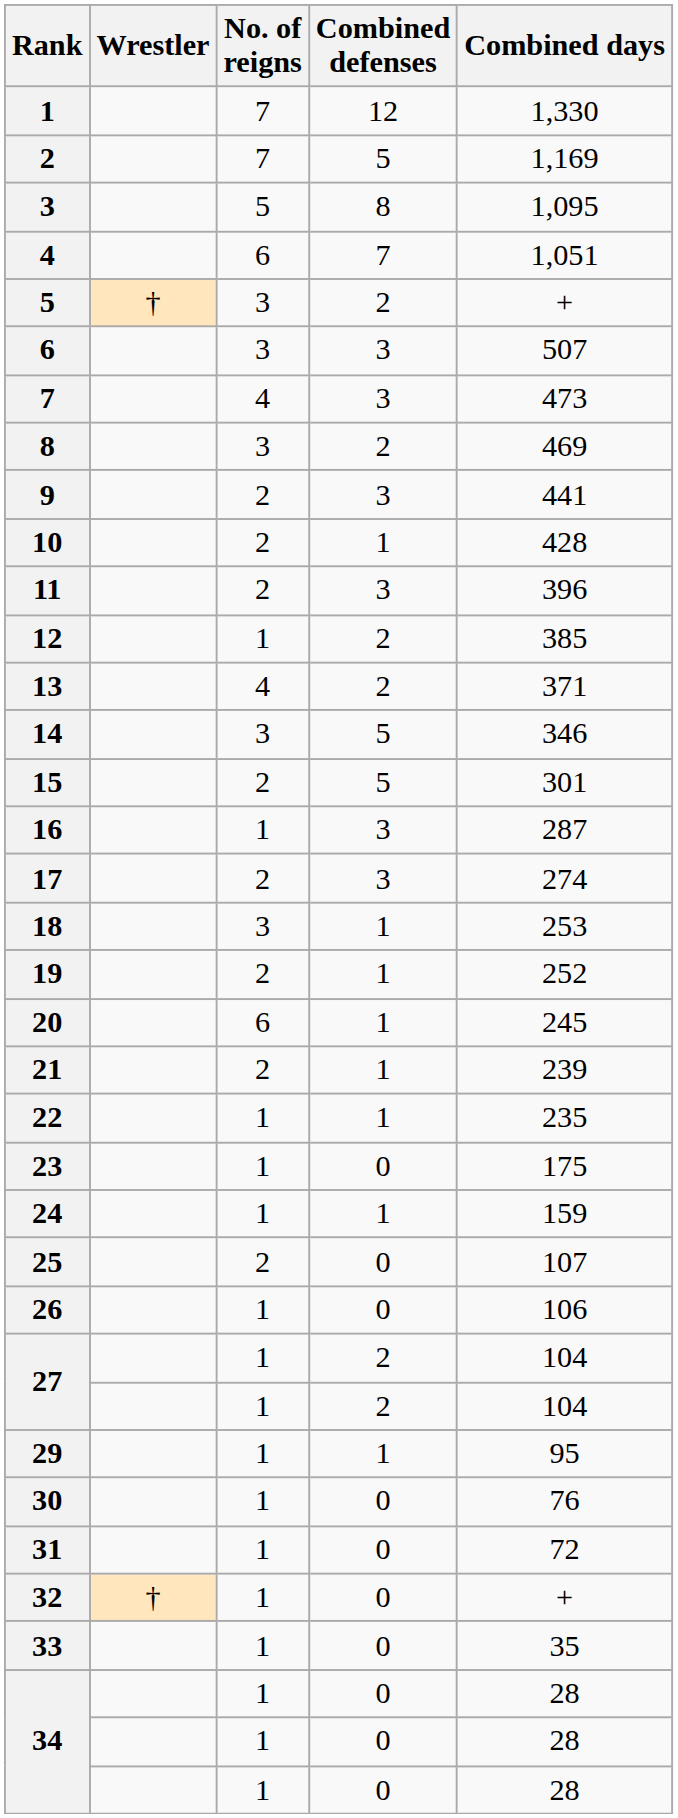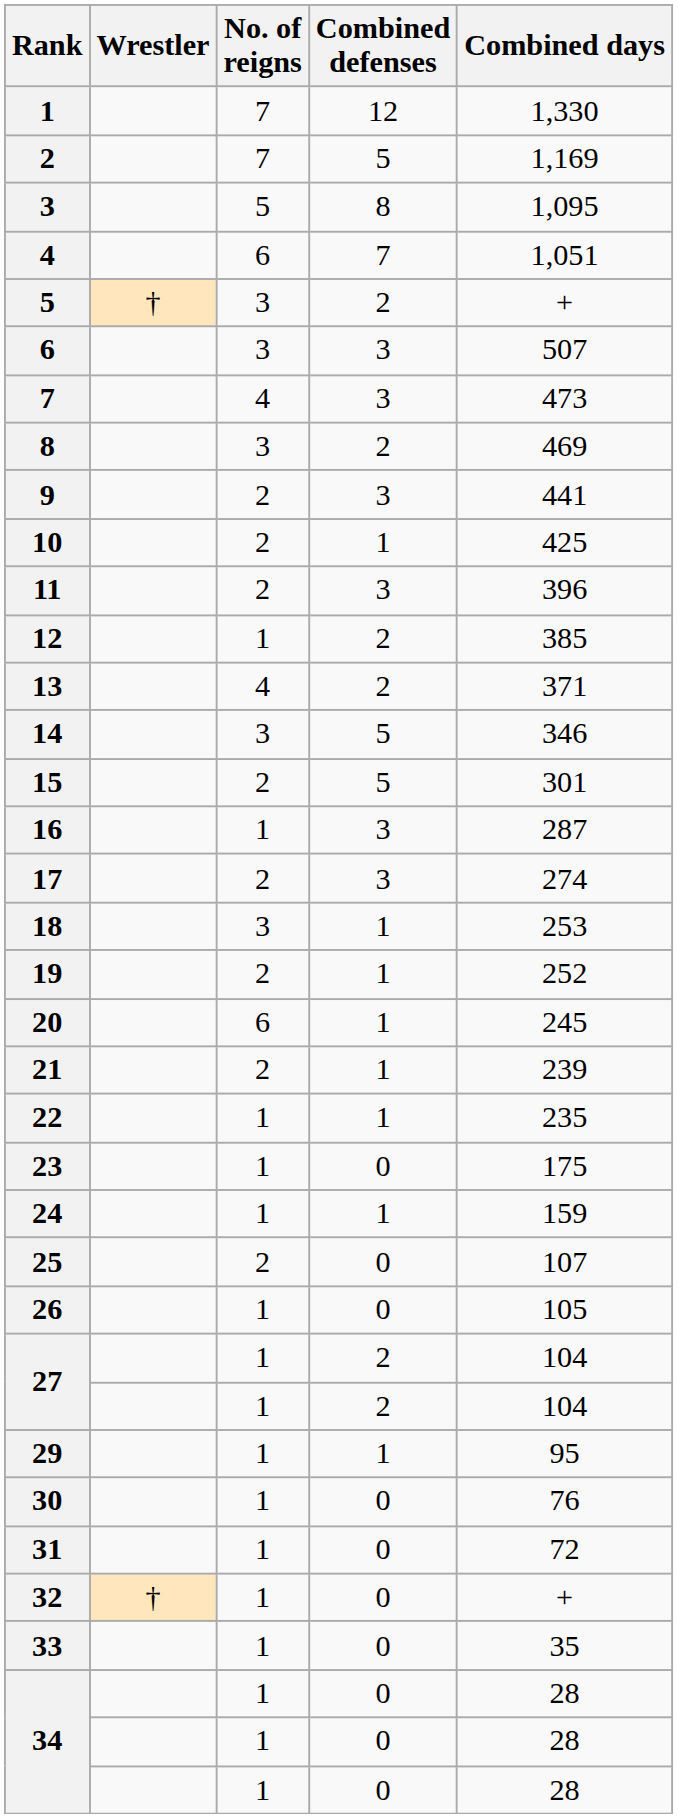(565, 542) 428 -> (565, 542) 425
(565, 1309) 106 -> (565, 1309) 105
